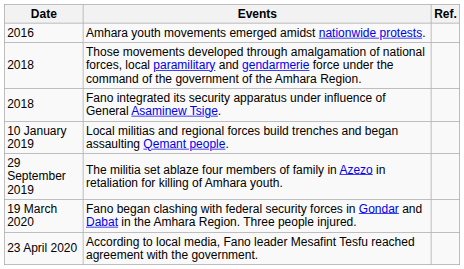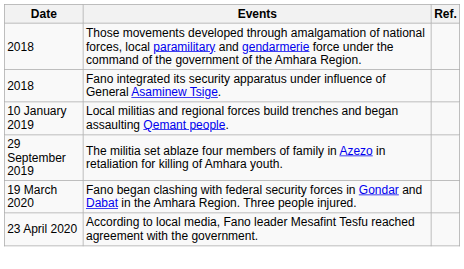- row: (256, 33)
